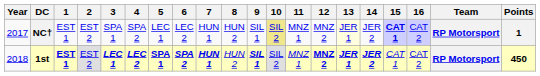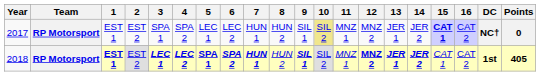columns swapped: (466, 12) <-> (42, 12)
(348, 32) lightyellow background -> (396, 32) no background
(519, 32) 1 -> (519, 32) 0
(519, 58) 450 -> (519, 58) 405
